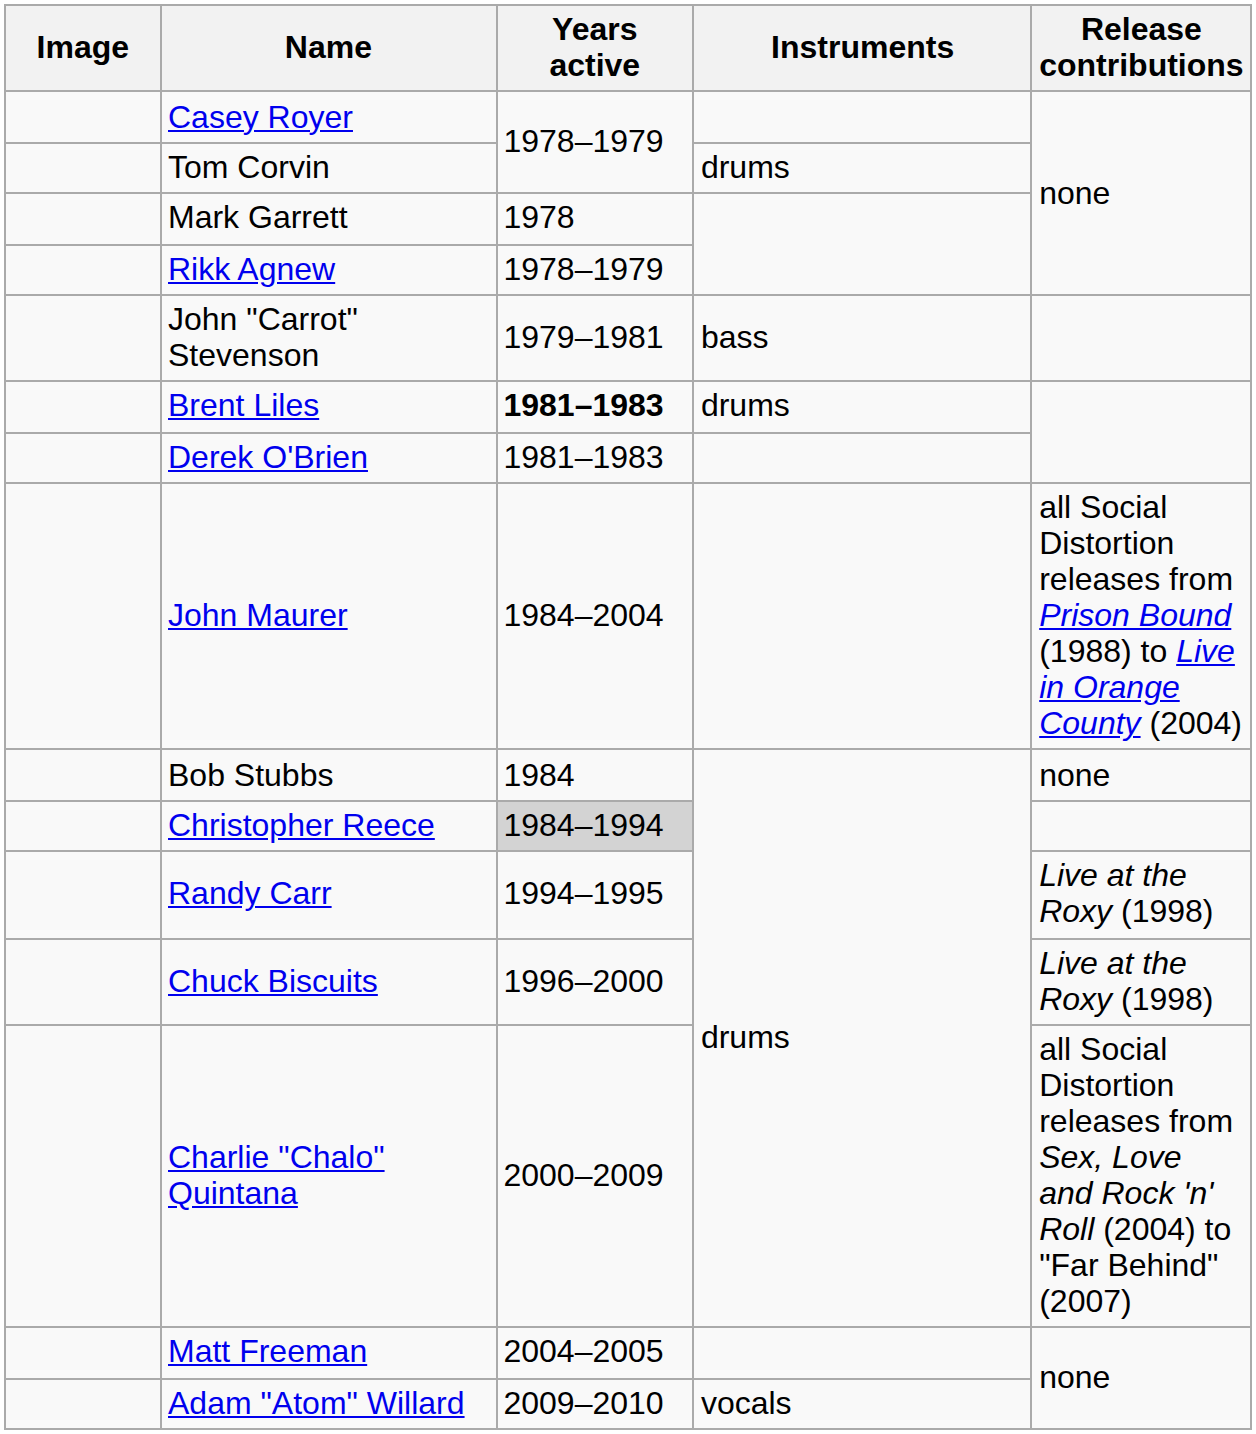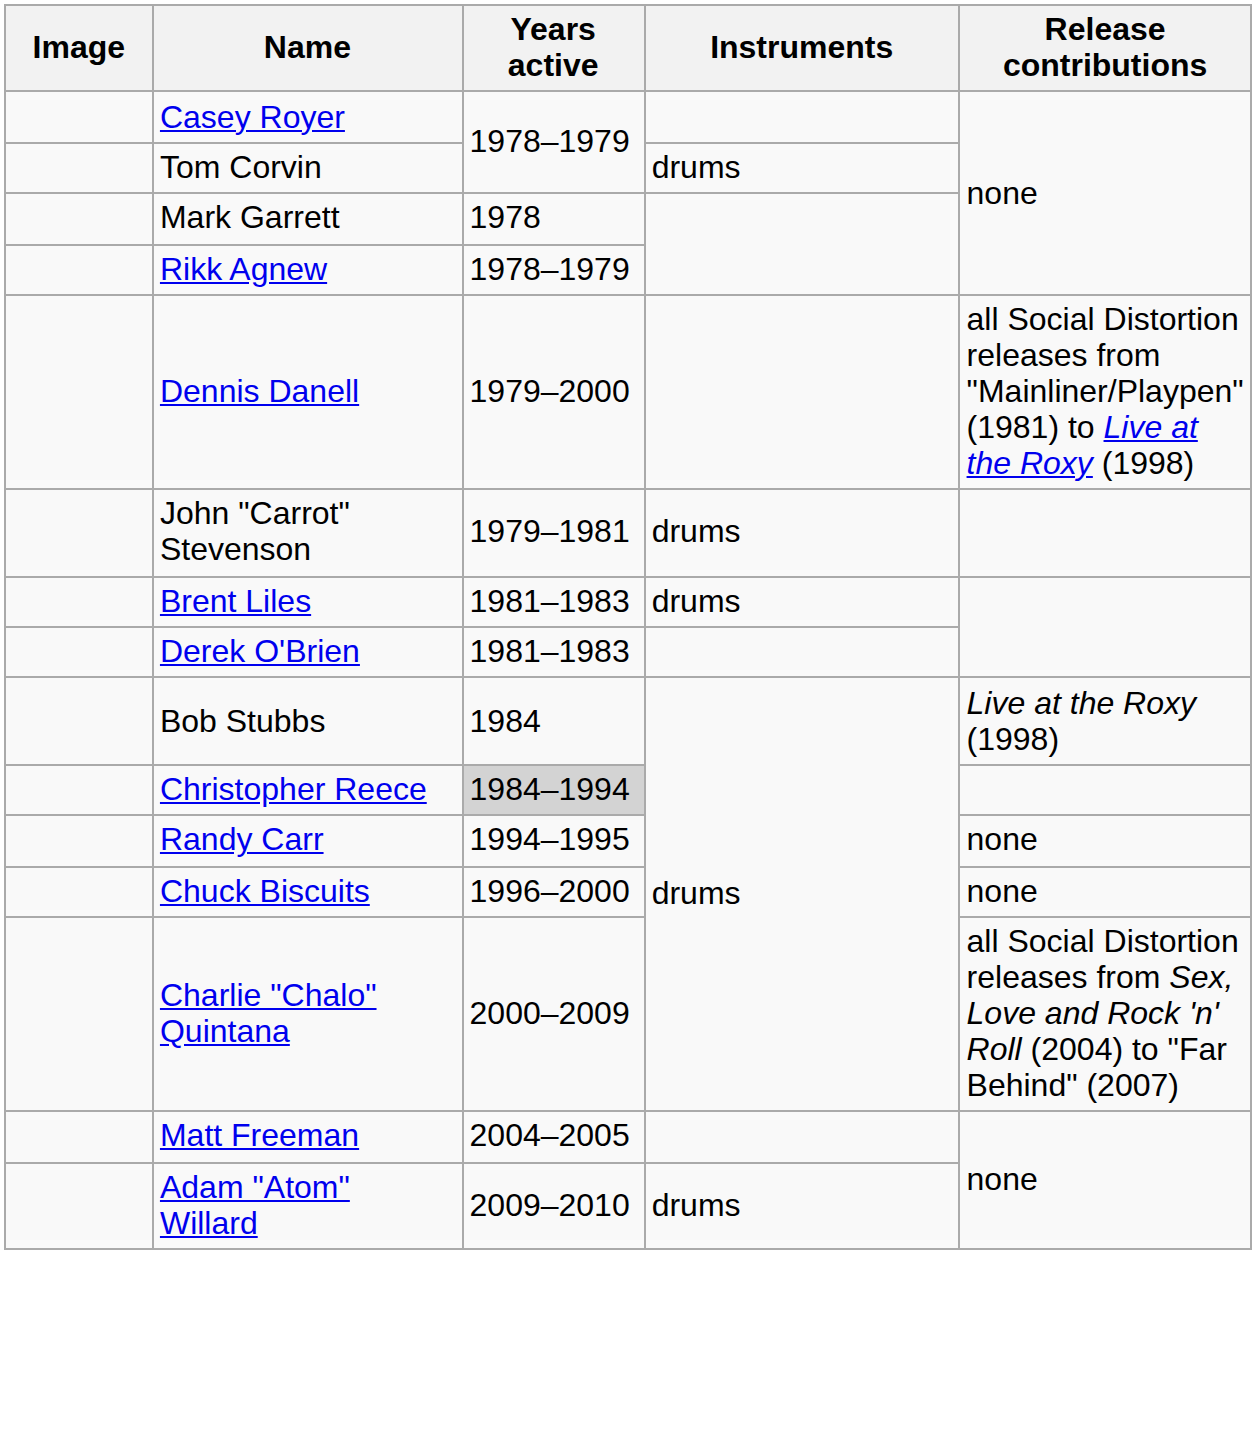+ row: (260, 391)
(735, 337) bass -> (696, 532) drums
(584, 406) bold -> (550, 601) normal
- row: (258, 615)
(1075, 774) none -> (1081, 720) Live at the Roxy (1998)
(1126, 894) Live at the Roxy (1998) -> (1002, 840) none
(1126, 980) Live at the Roxy (1998) -> (1002, 890) none
(746, 1403) vocals -> (696, 1205) drums
